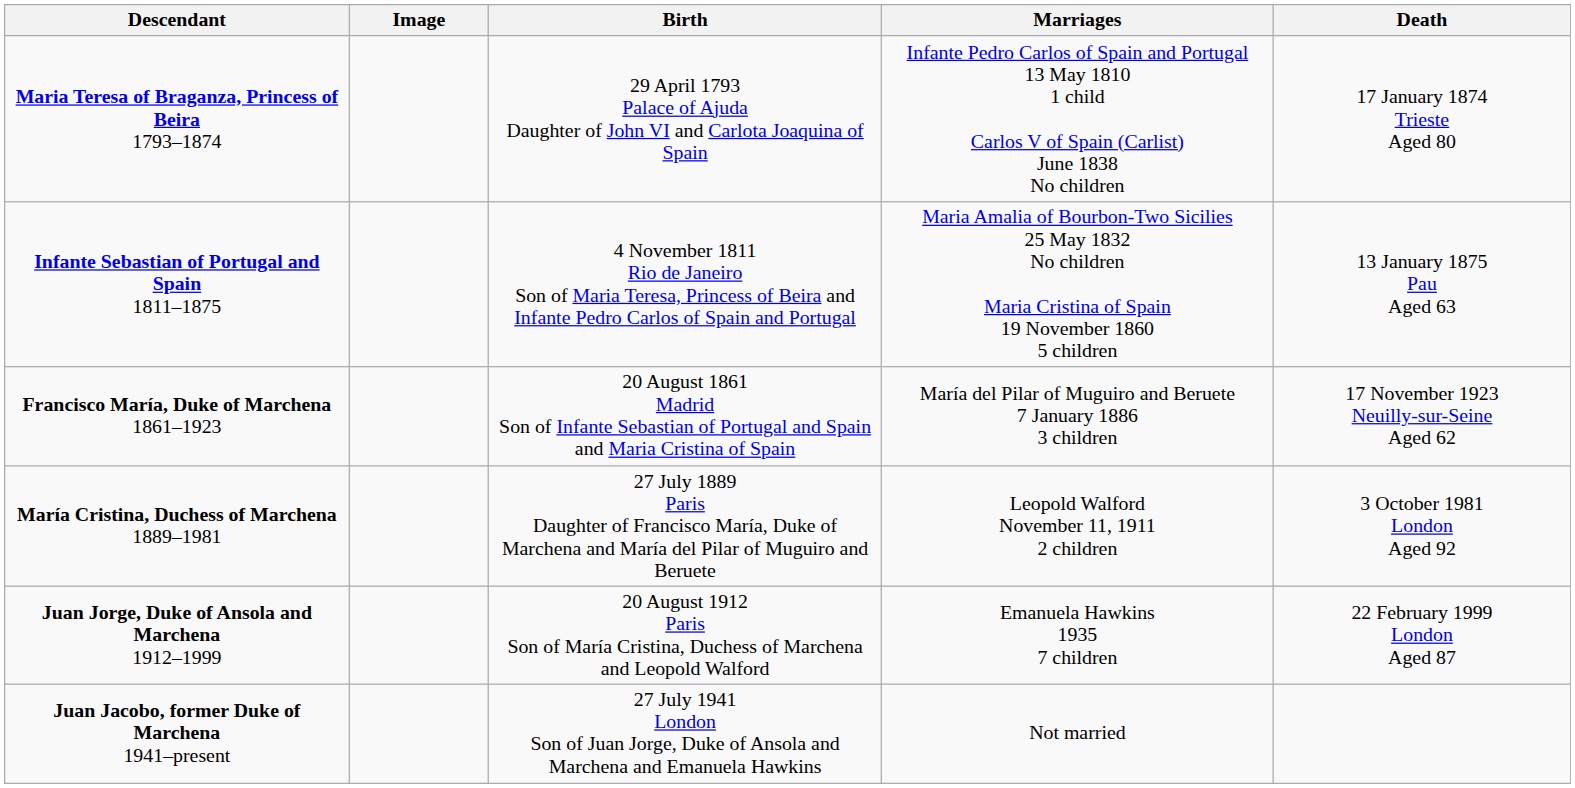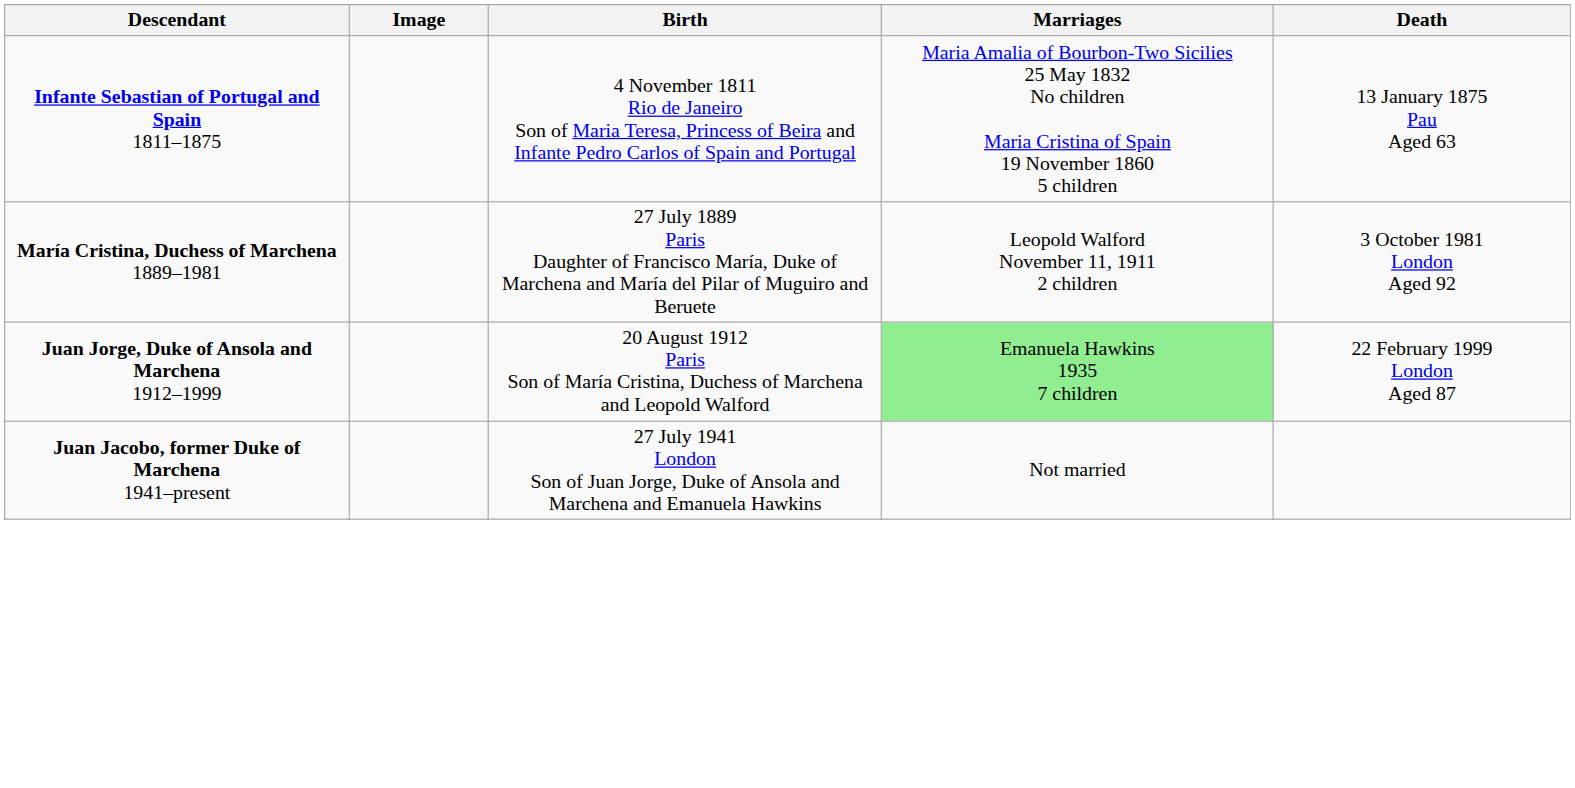- row: (177, 118)
- row: (177, 415)
(1077, 635) no background -> (1077, 371) lightgreen background
